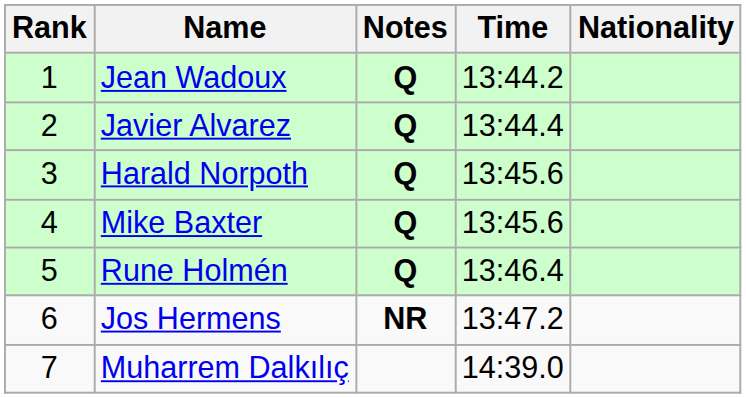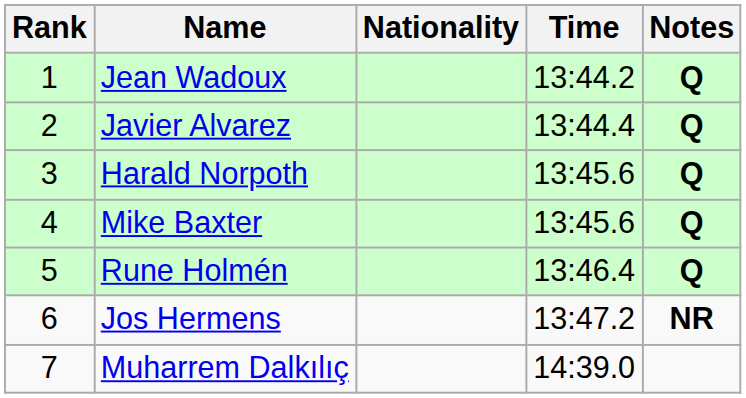columns swapped: (656, 28) <-> (405, 28)
